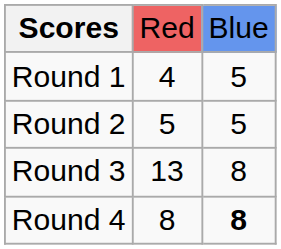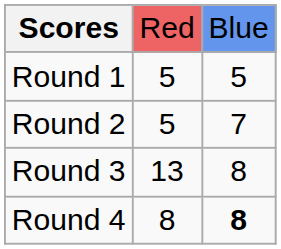(167, 76) 4 -> (167, 76) 5
(239, 123) 5 -> (239, 123) 7
